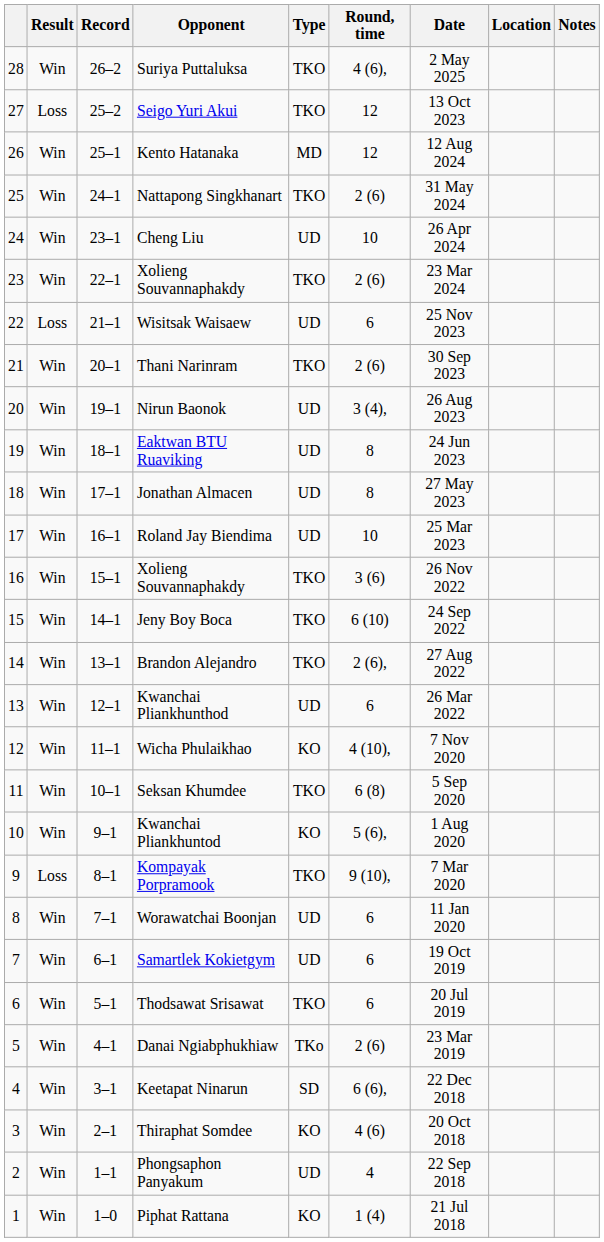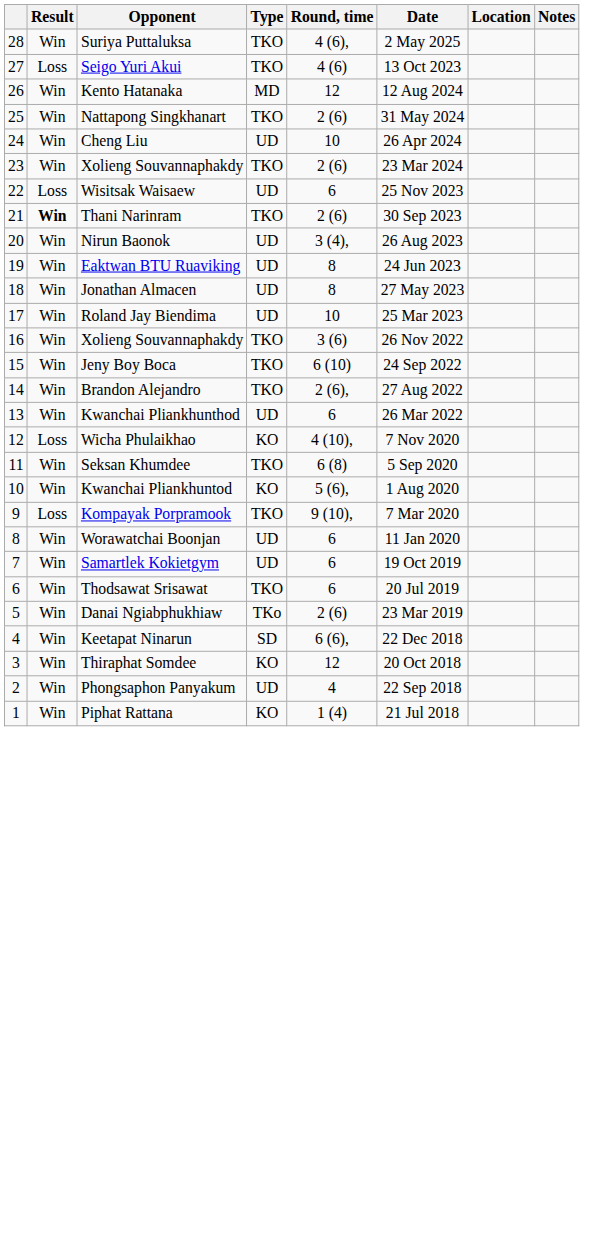- column: (105, 25)
(370, 110) 12 -> (332, 66) 4 (6)
(52, 365) normal -> (52, 215) bold
(52, 748) Win -> (52, 439) Loss
(370, 1130) 4 (6) -> (332, 663) 12
